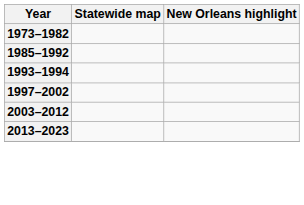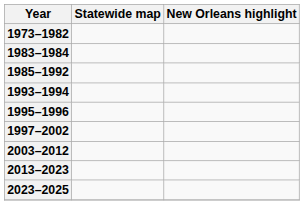+ row: (38, 53)
+ row: (38, 111)
+ row: (38, 190)
